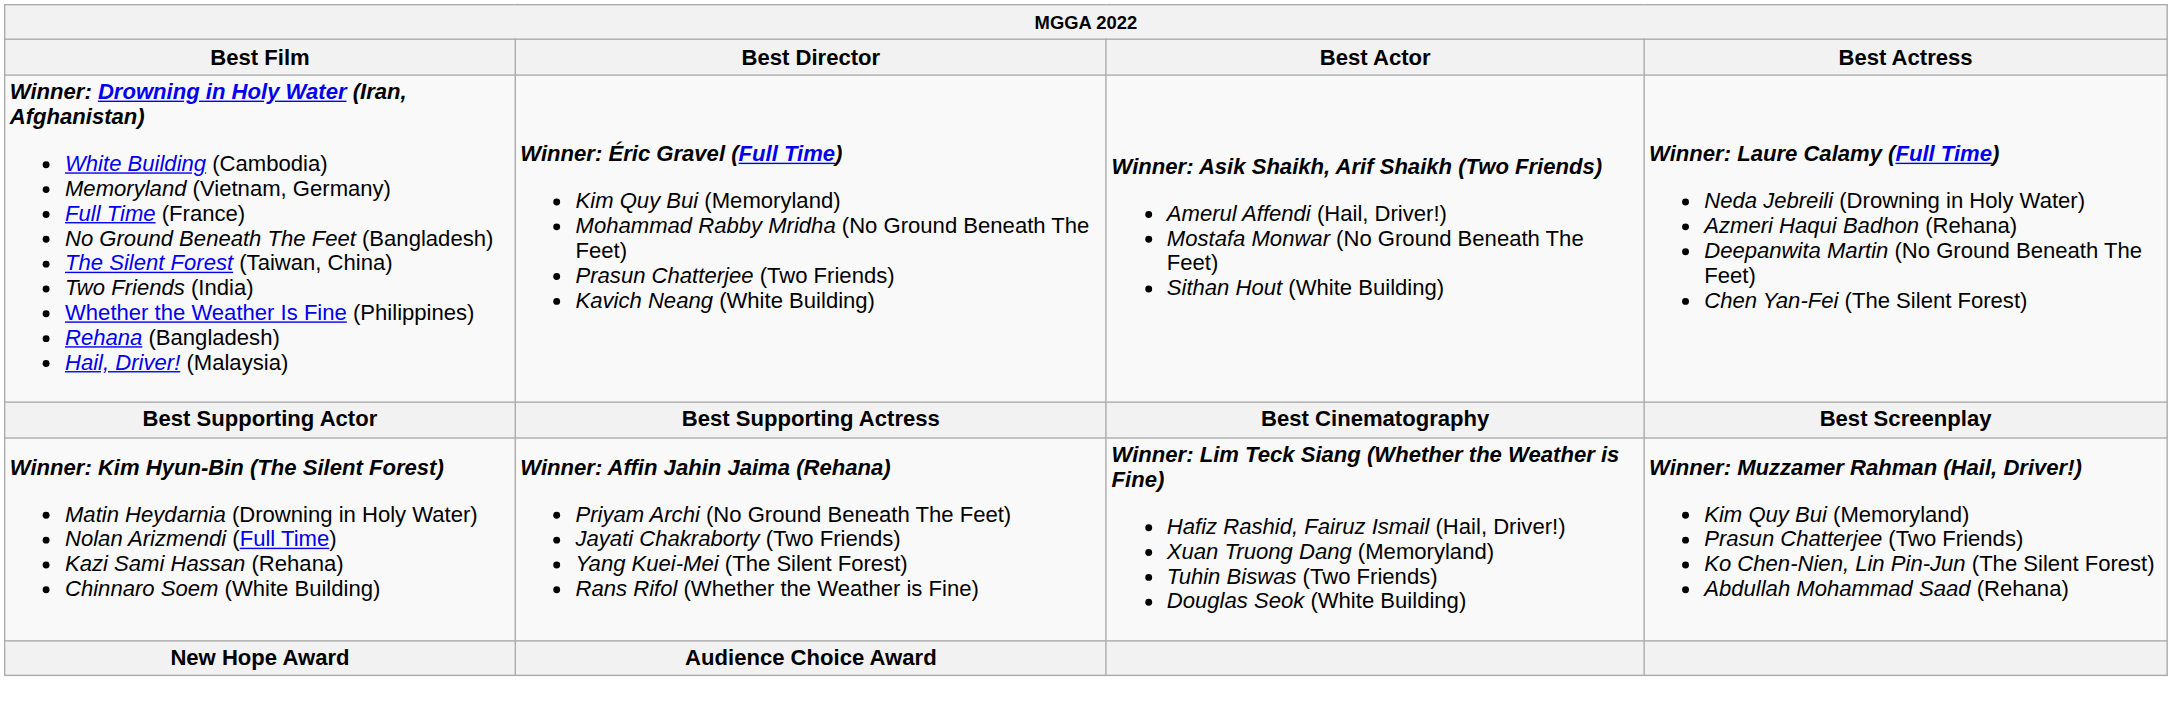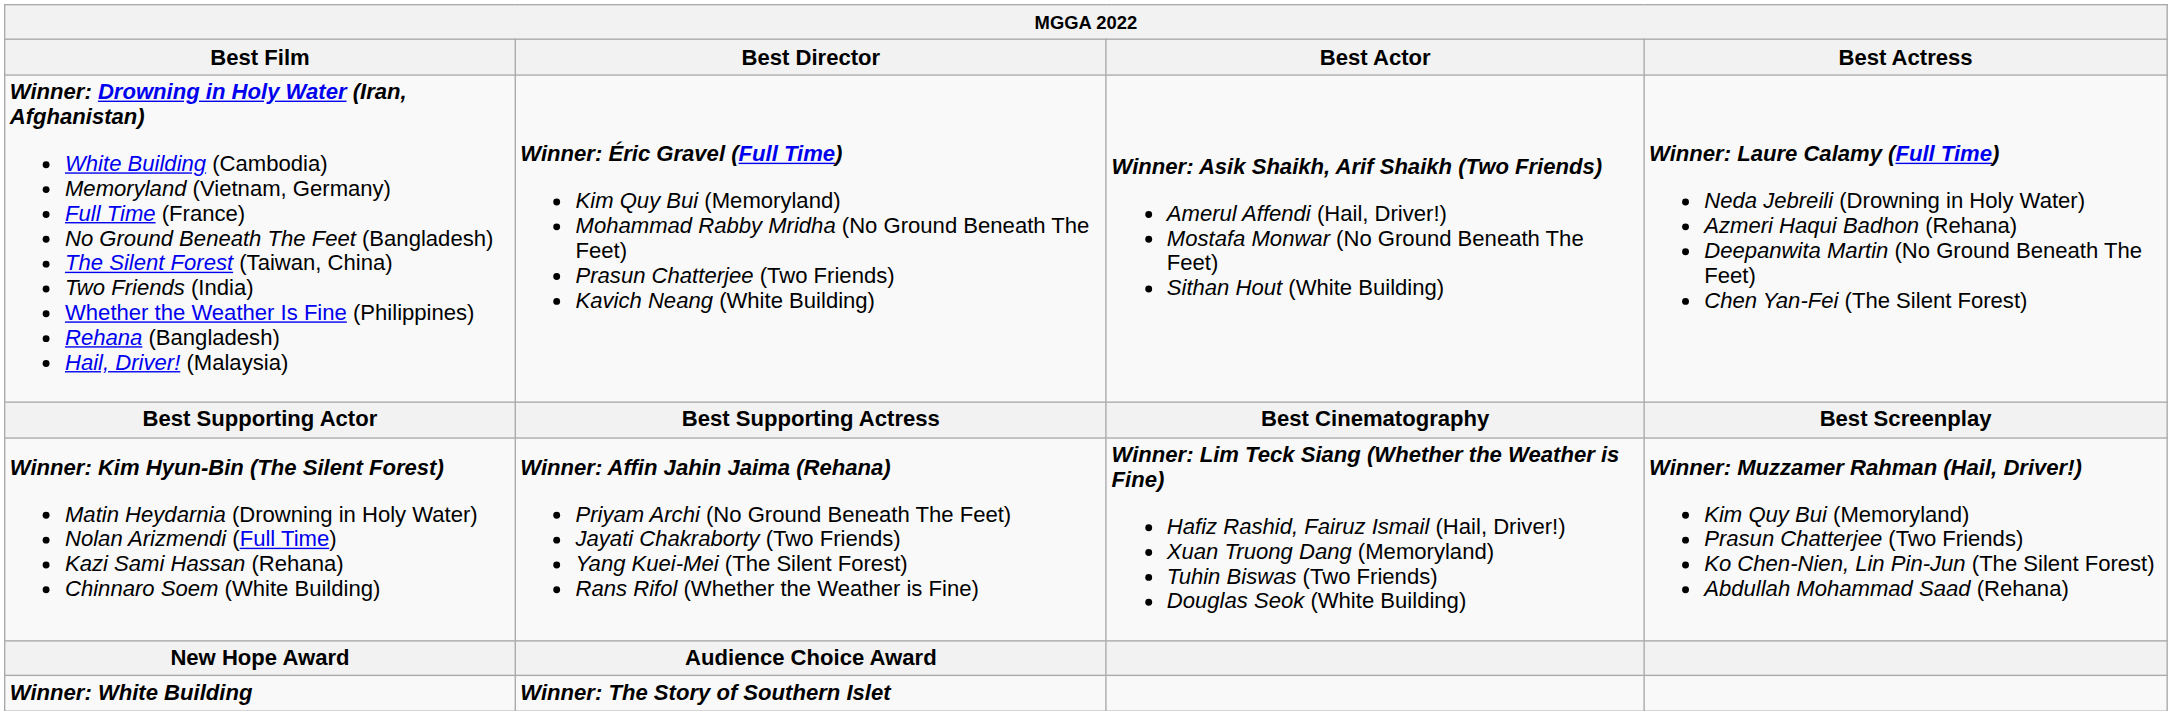+ row: (131, 693)
